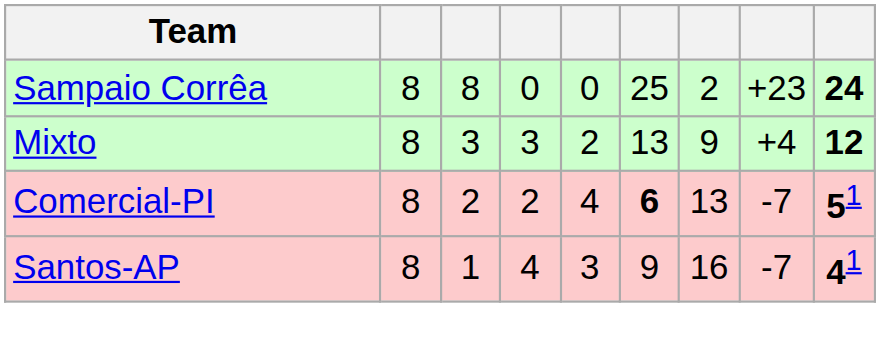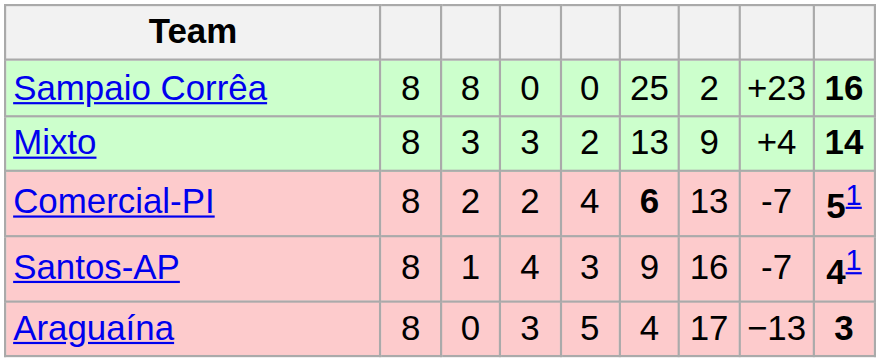(844, 87) 24 -> (844, 87) 16
(844, 142) 12 -> (844, 142) 14
+ row: (94, 327)
